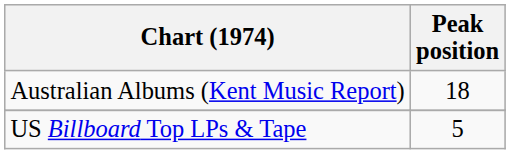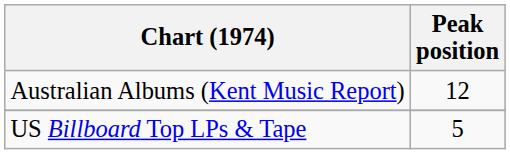(458, 90) 18 -> (458, 90) 12
